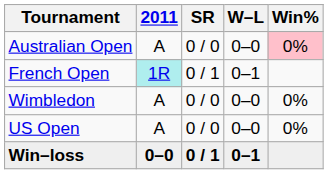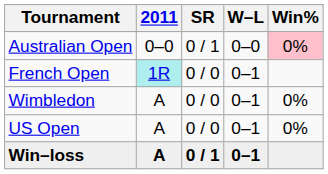(159, 45) A -> (159, 45) 0–0
(203, 45) 0 / 0 -> (203, 45) 0 / 1
(203, 73) 0 / 1 -> (203, 73) 0 / 0
(246, 100) 0–0 -> (246, 100) 0–1
(246, 127) 0–0 -> (246, 127) 0–1
(159, 155) 0–0 -> (159, 155) A
